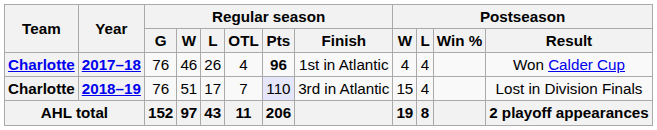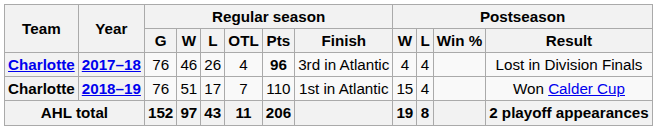(344, 65) 1st in Atlantic -> (344, 65) 3rd in Atlantic
(569, 65) Won Calder Cup -> (569, 65) Lost in Division Finals
(278, 89) lavender background -> (278, 89) no background
(344, 89) 3rd in Atlantic -> (344, 89) 1st in Atlantic
(569, 89) Lost in Division Finals -> (569, 89) Won Calder Cup
